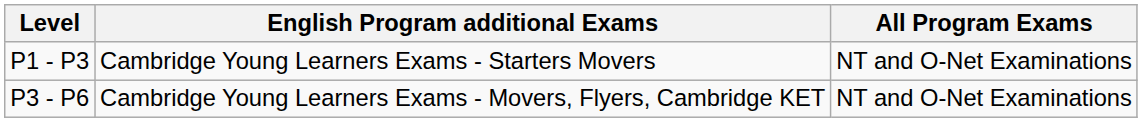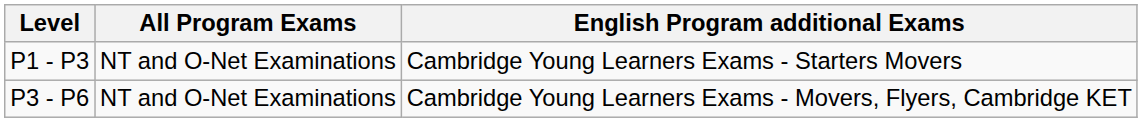columns swapped: (984, 23) <-> (463, 23)
